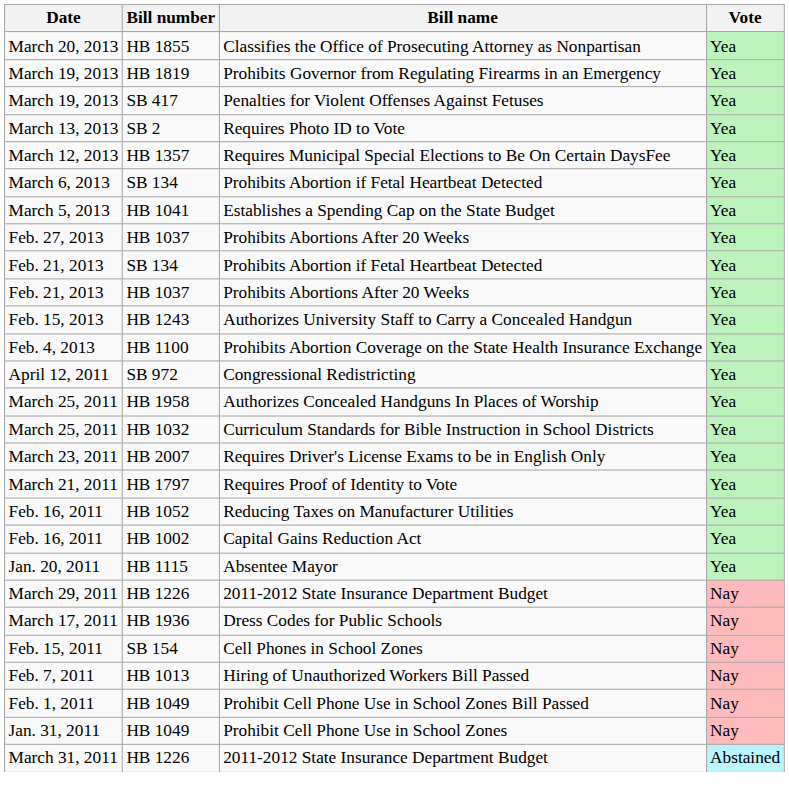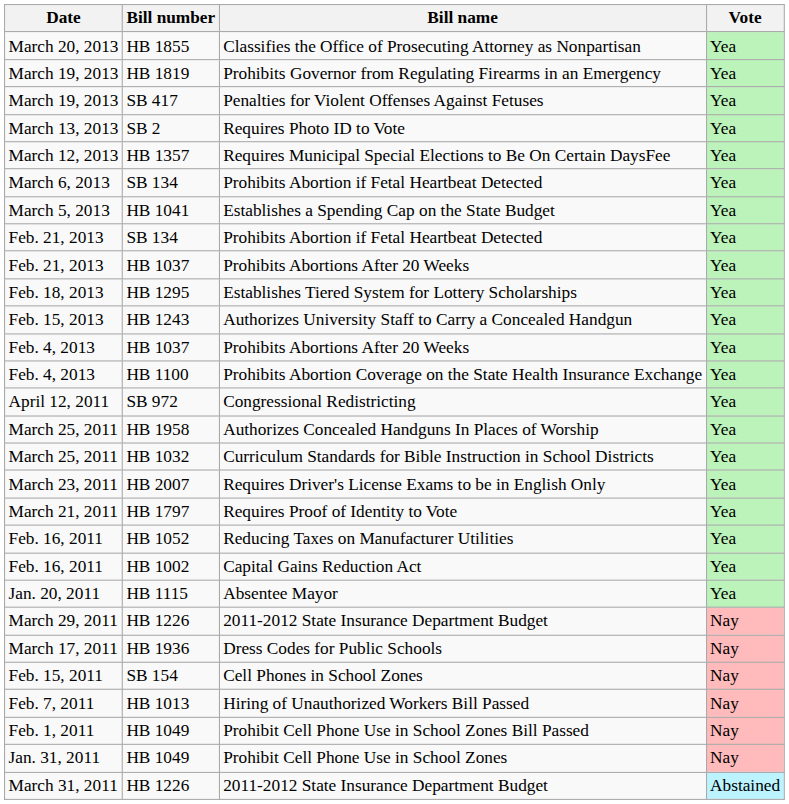- row: (56, 237)
+ row: (56, 292)
+ row: (52, 347)
